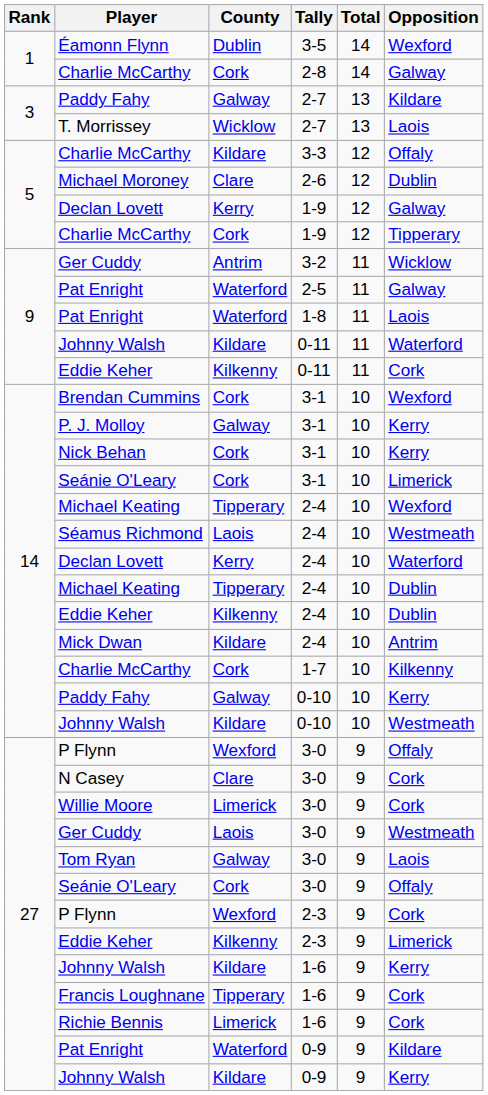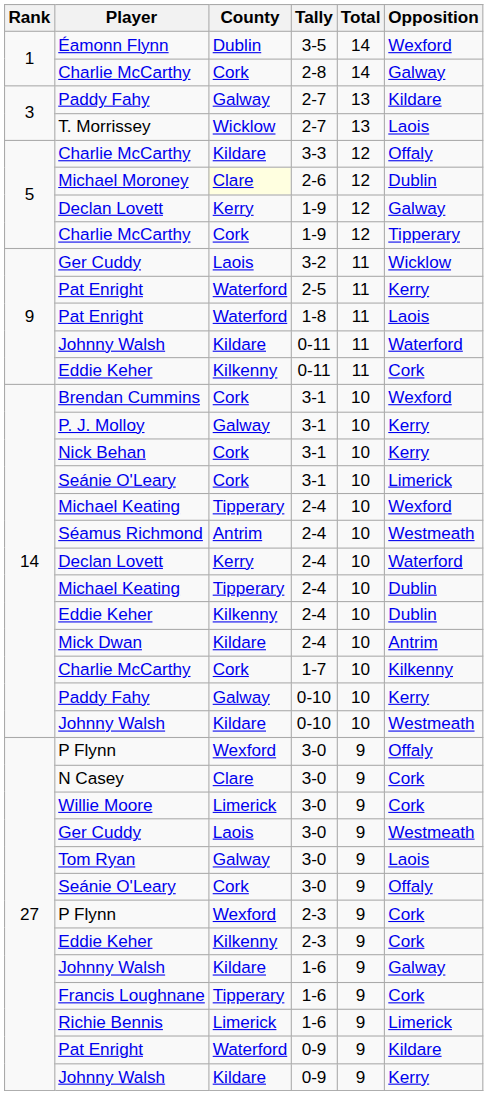(233, 180) no background -> (233, 180) lightyellow background
(237, 262) Antrim -> (233, 262) Laois
(417, 289) Galway -> (409, 289) Kerry
(233, 533) Laois -> (237, 533) Antrim
(420, 941) Limerick -> (406, 941) Cork
(409, 968) Kerry -> (417, 968) Galway
(406, 1022) Cork -> (420, 1022) Limerick
